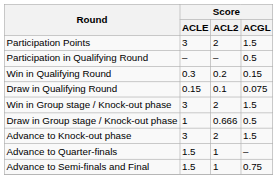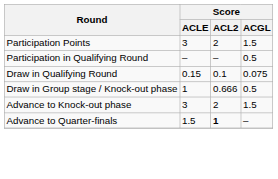- row: (59, 74)
- row: (89, 105)
(216, 151) normal -> (216, 120) bold
- row: (78, 167)
